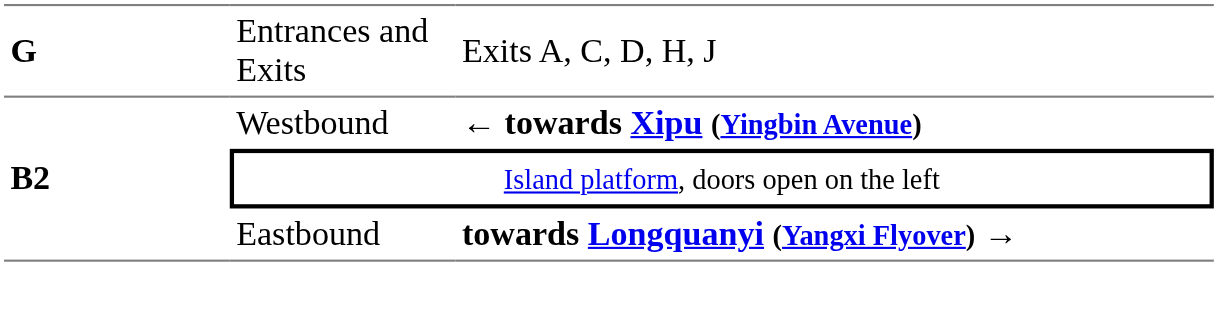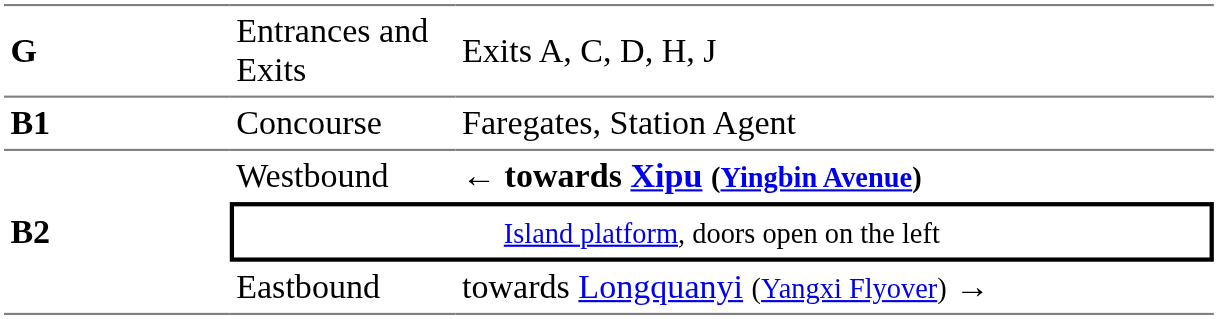+ row: (309, 122)
(740, 233) bold -> (726, 286) normal
